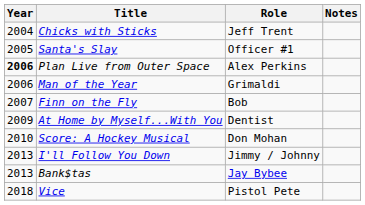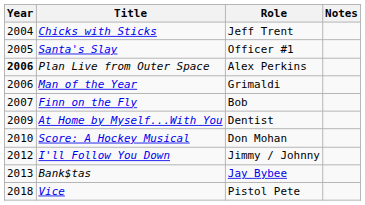(20, 156) 2013 -> (20, 156) 2012
